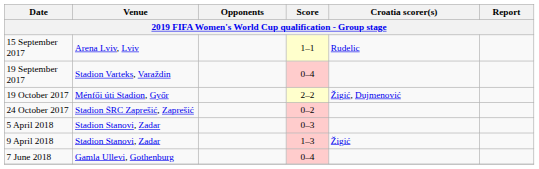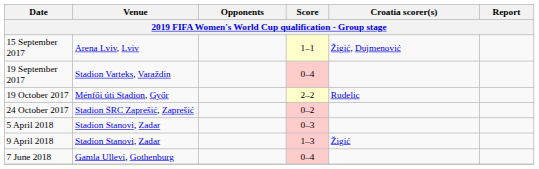(345, 48) Rudelic -> (366, 48) Žigić, Dujmenović
(366, 95) Žigić, Dujmenović -> (345, 95) Rudelic
